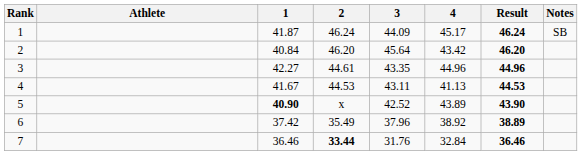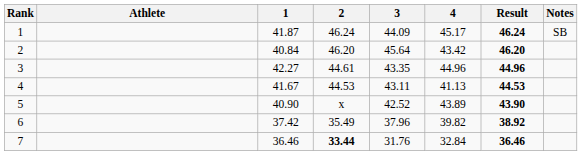(286, 104) bold -> (286, 104) normal
(453, 123) 38.92 -> (453, 123) 39.82
(512, 123) 38.89 -> (512, 123) 38.92
